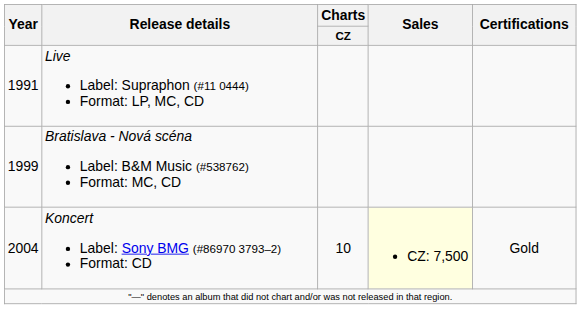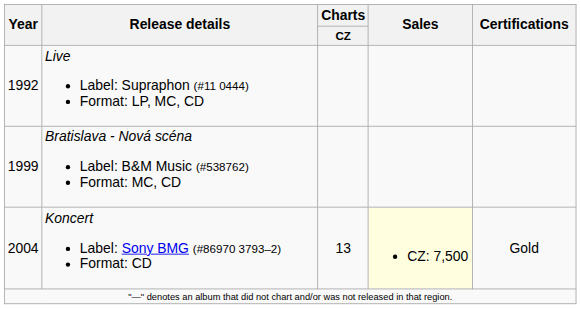(23, 85) 1991 -> (23, 85) 1992
(343, 248) 10 -> (343, 248) 13
